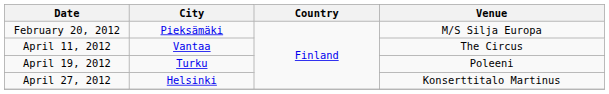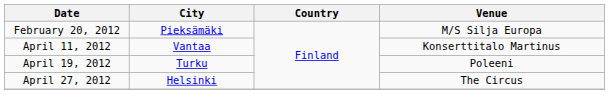(492, 47) The Circus -> (492, 47) Konserttitalo Martinus
(492, 81) Konserttitalo Martinus -> (492, 81) The Circus
